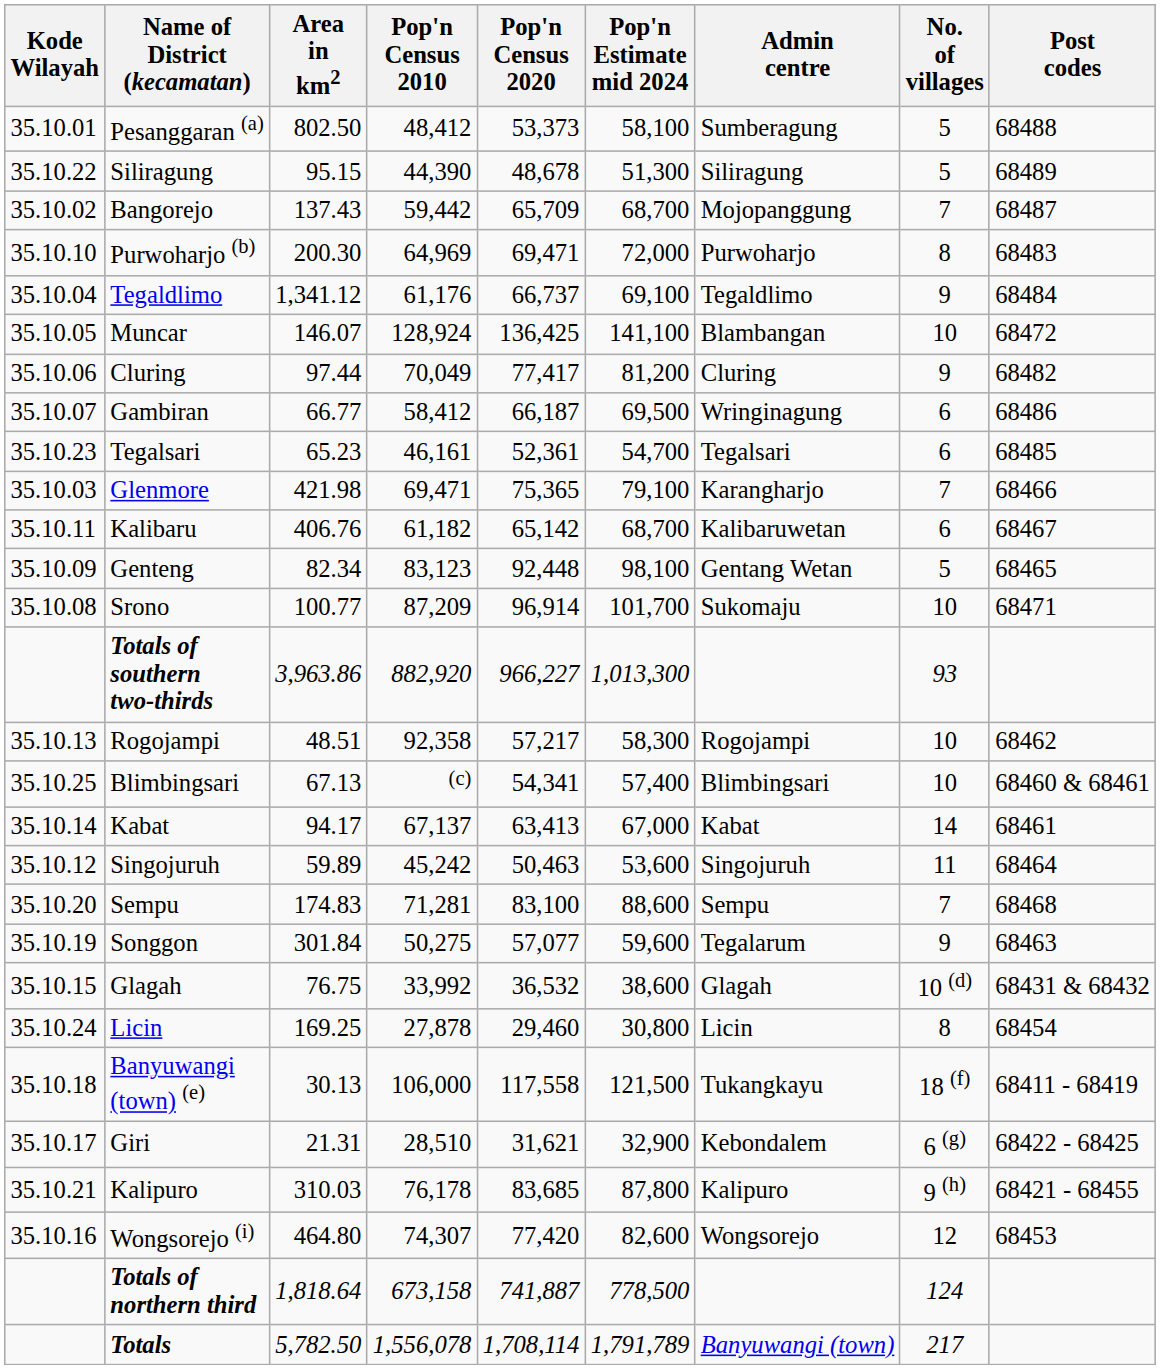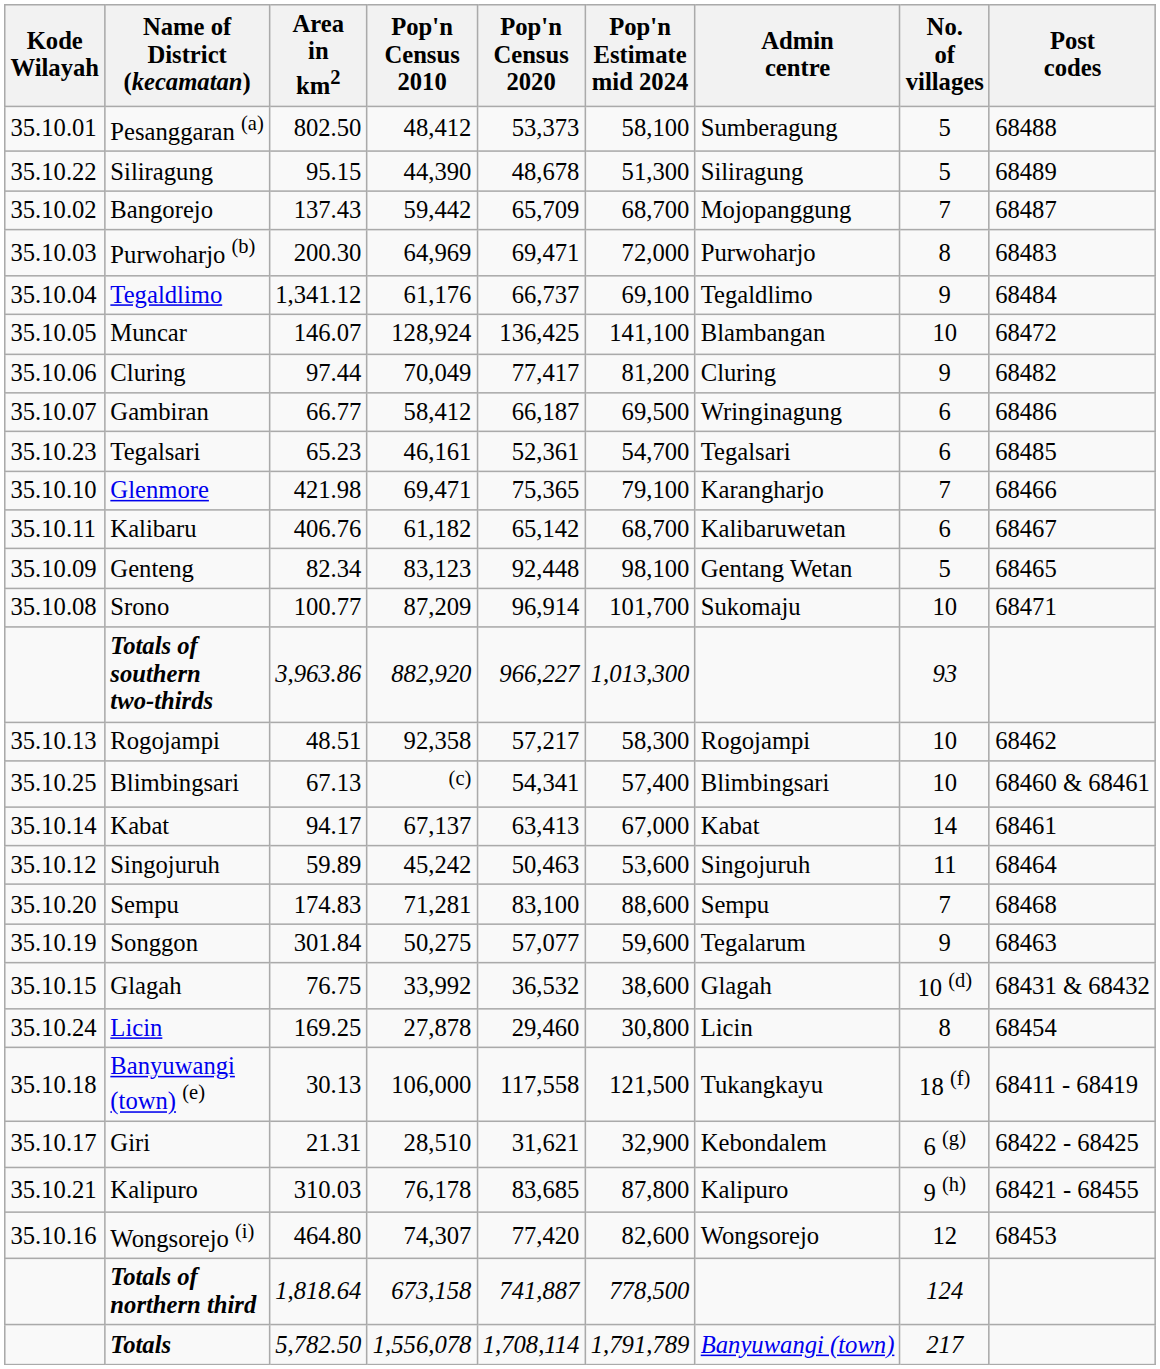(54, 252) 35.10.10 -> (54, 252) 35.10.03
(54, 490) 35.10.03 -> (54, 490) 35.10.10
